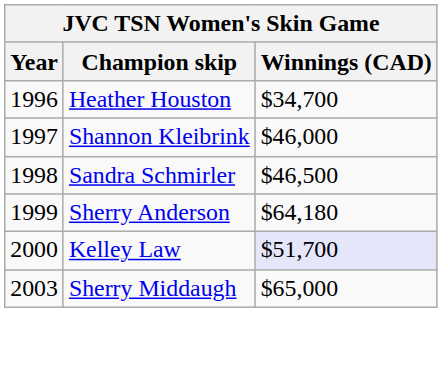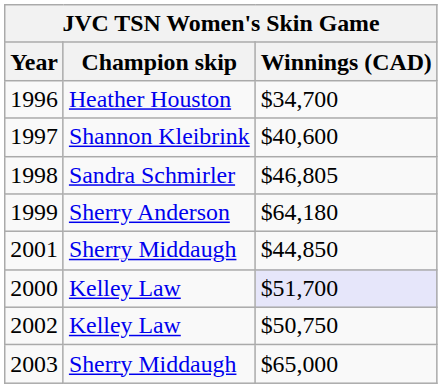(299, 136) $46,000 -> (299, 136) $40,600
(299, 174) $46,500 -> (299, 174) $46,805
+ row: (34, 250)
+ row: (34, 325)
